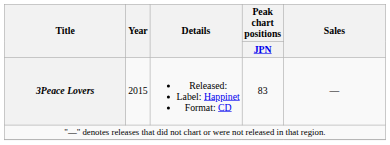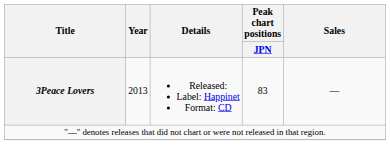(138, 91) 2015 -> (138, 91) 2013
